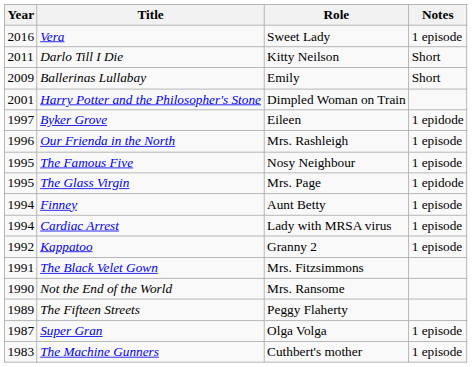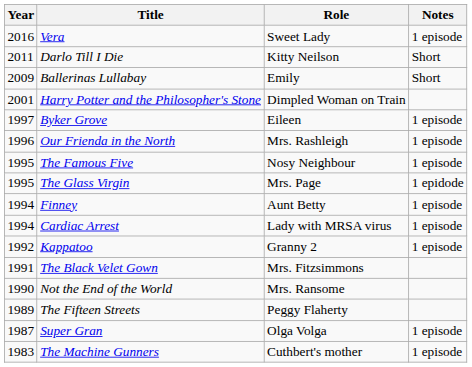(438, 120) 1 epidode -> (437, 120) 1 episode
